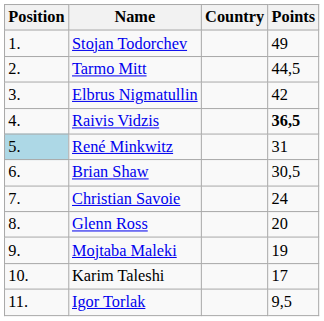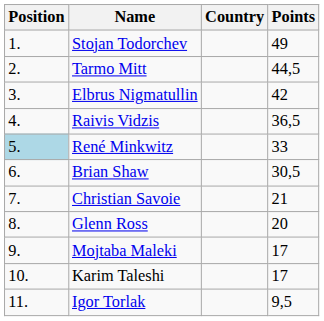(286, 120) bold -> (286, 120) normal
(280, 146) 31 -> (280, 146) 33
(280, 198) 24 -> (280, 198) 21
(280, 250) 19 -> (280, 250) 17
